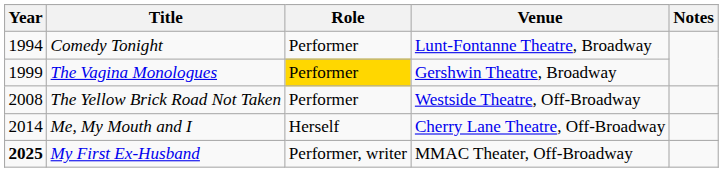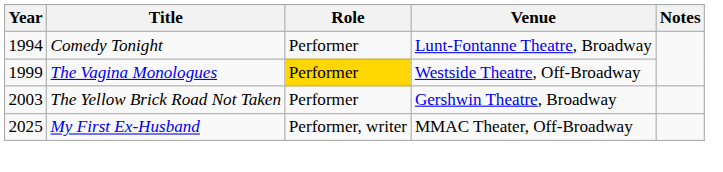(516, 72) Gershwin Theatre, Broadway -> (528, 72) Westside Theatre, Off-Broadway
(26, 99) 2008 -> (26, 99) 2003
(528, 99) Westside Theatre, Off-Broadway -> (516, 99) Gershwin Theatre, Broadway
- row: (121, 126)
(26, 153) bold -> (26, 126) normal
